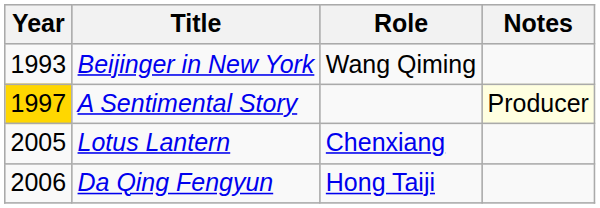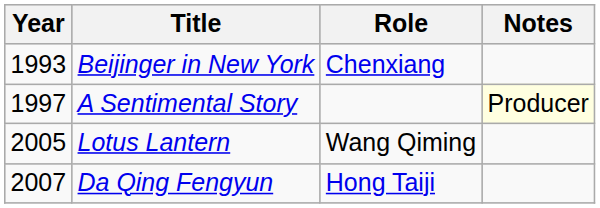(401, 63) Wang Qiming -> (386, 63) Chenxiang
(38, 103) gold background -> (38, 103) no background
(386, 143) Chenxiang -> (401, 143) Wang Qiming
(38, 182) 2006 -> (38, 182) 2007
